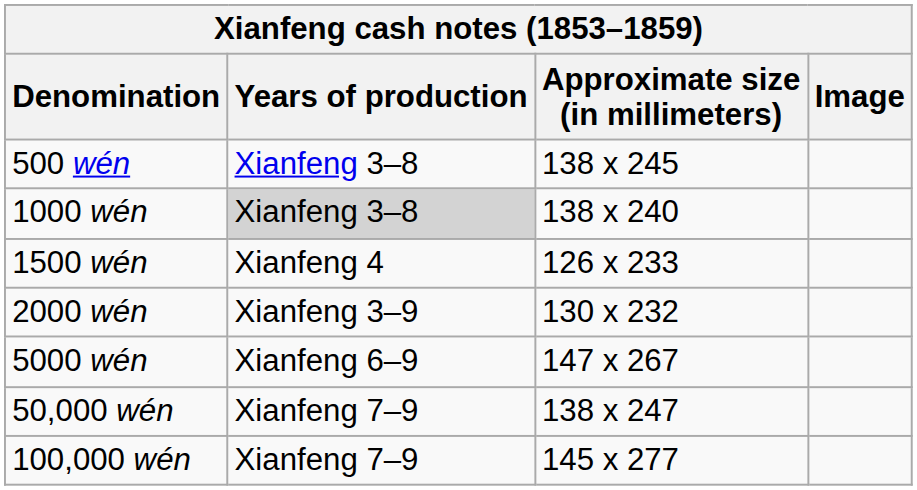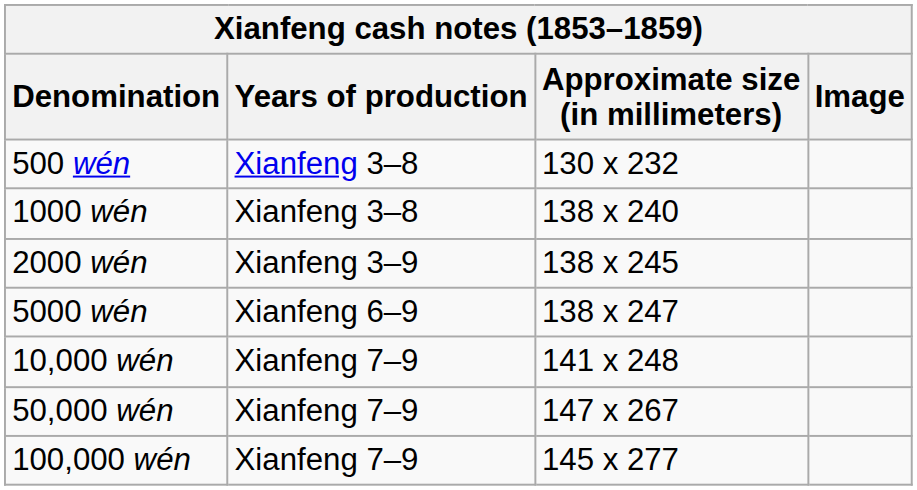(610, 163) 138 x 245 -> (610, 163) 130 x 232
(327, 212) lightgrey background -> (327, 212) no background
- row: (80, 262)
(610, 311) 130 x 232 -> (610, 262) 138 x 245
(610, 361) 147 x 267 -> (610, 311) 138 x 247
+ row: (93, 361)
(610, 410) 138 x 247 -> (610, 410) 147 x 267
